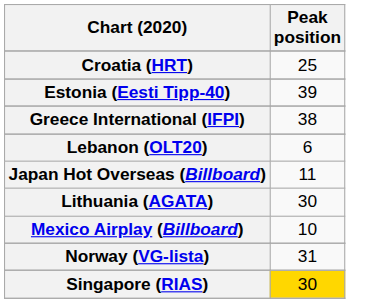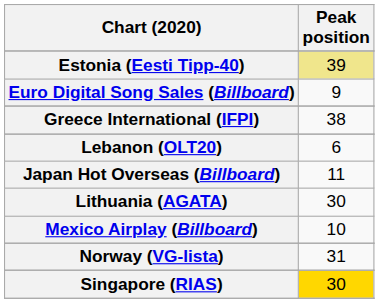- row: (137, 65)
(307, 92) no background -> (336, 65) khaki background
+ row: (152, 92)
